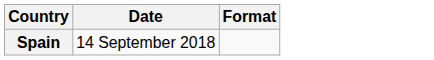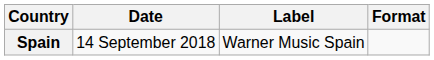+ column: (294, 17)
